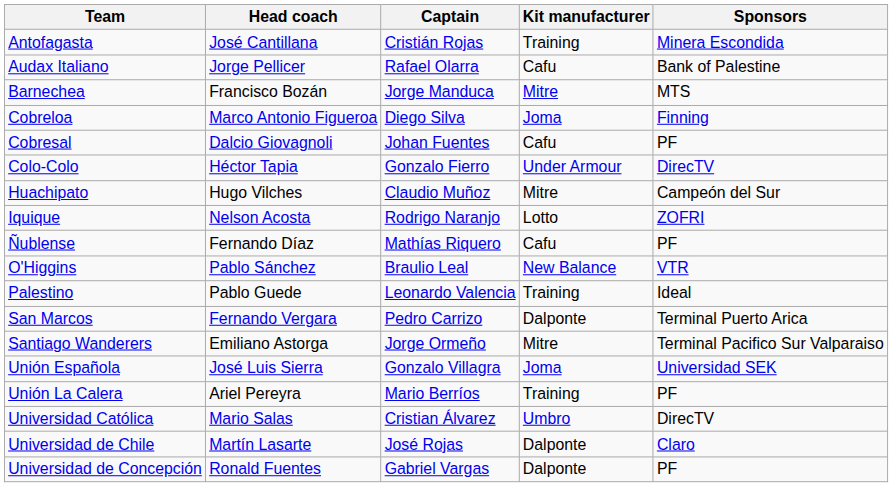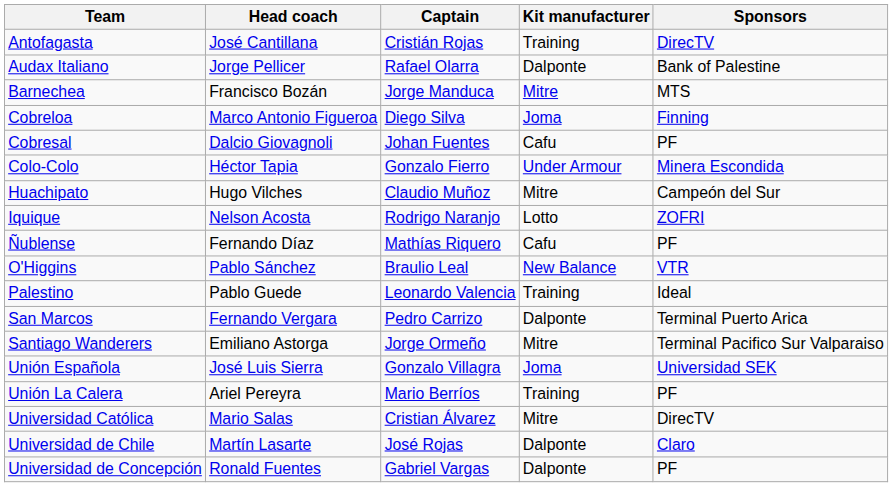(720, 42) Minera Escondida -> (686, 42) DirecTV
(540, 67) Cafu -> (555, 67) Dalponte
(686, 167) DirecTV -> (720, 167) Minera Escondida
(547, 419) Umbro -> (540, 419) Mitre
